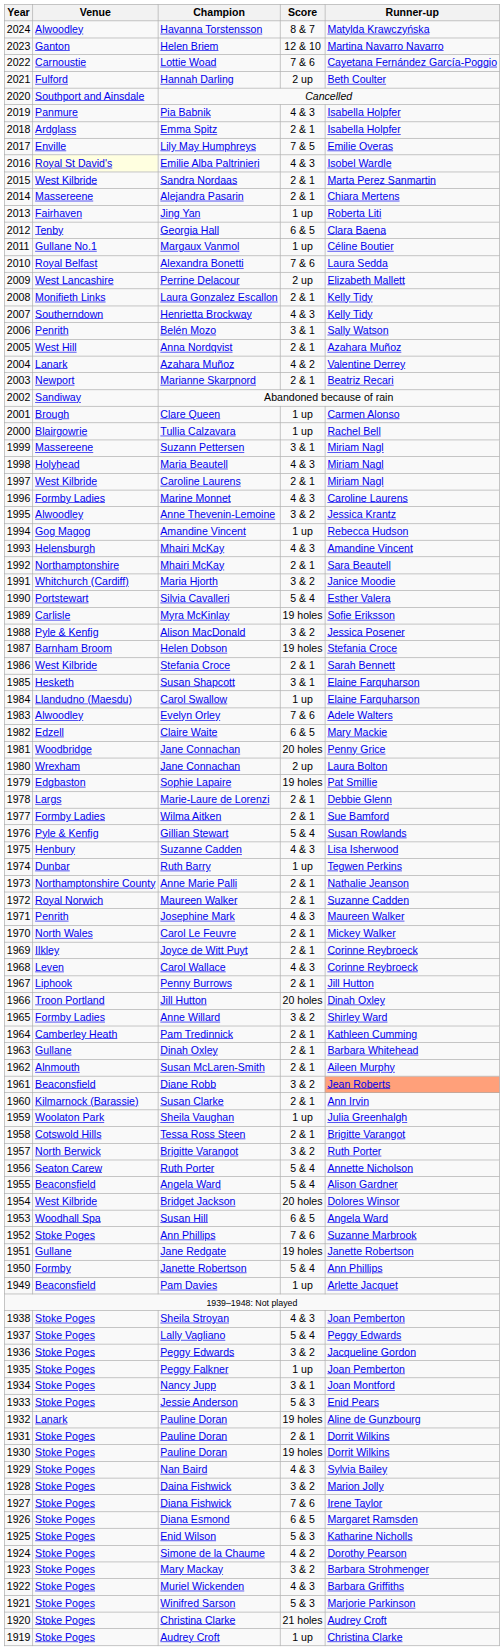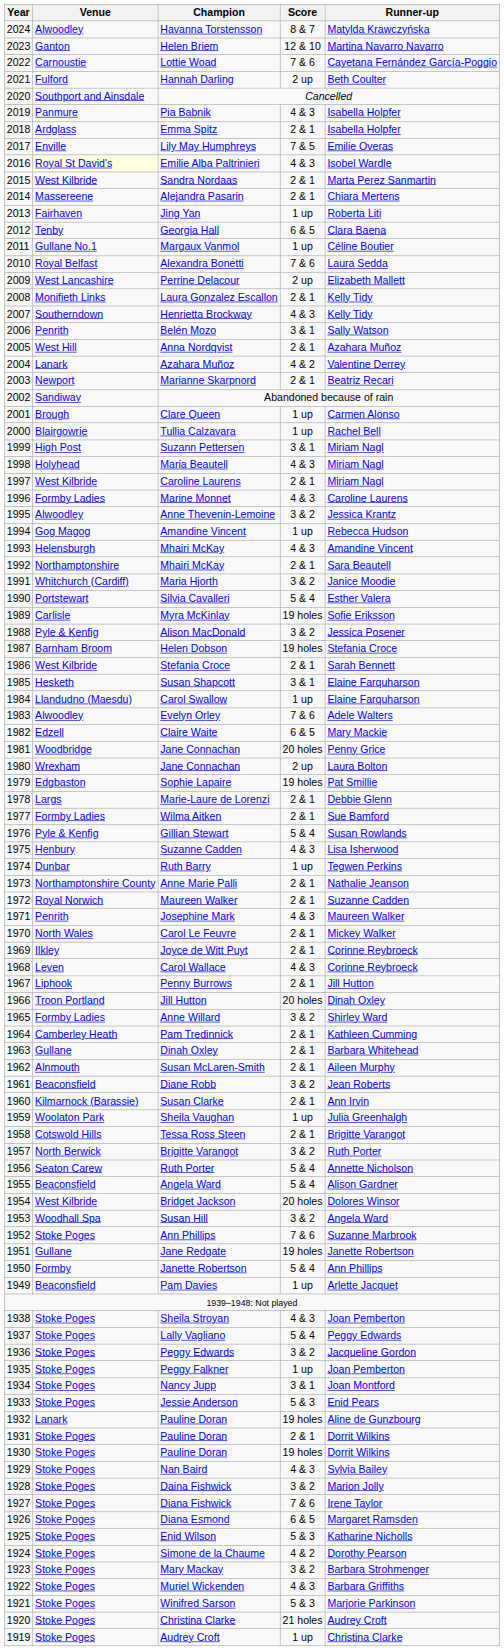(64, 448) Massereene -> (58, 448) High Post
(359, 1084) lightsalmon background -> (359, 1084) no background
(303, 1218) 6 & 5 -> (303, 1218) 3 & 2
